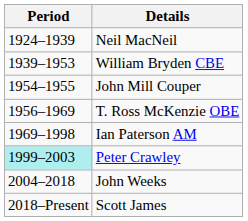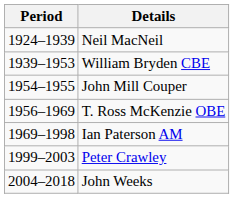(41, 157) paleturquoise background -> (41, 157) no background
- row: (131, 205)
